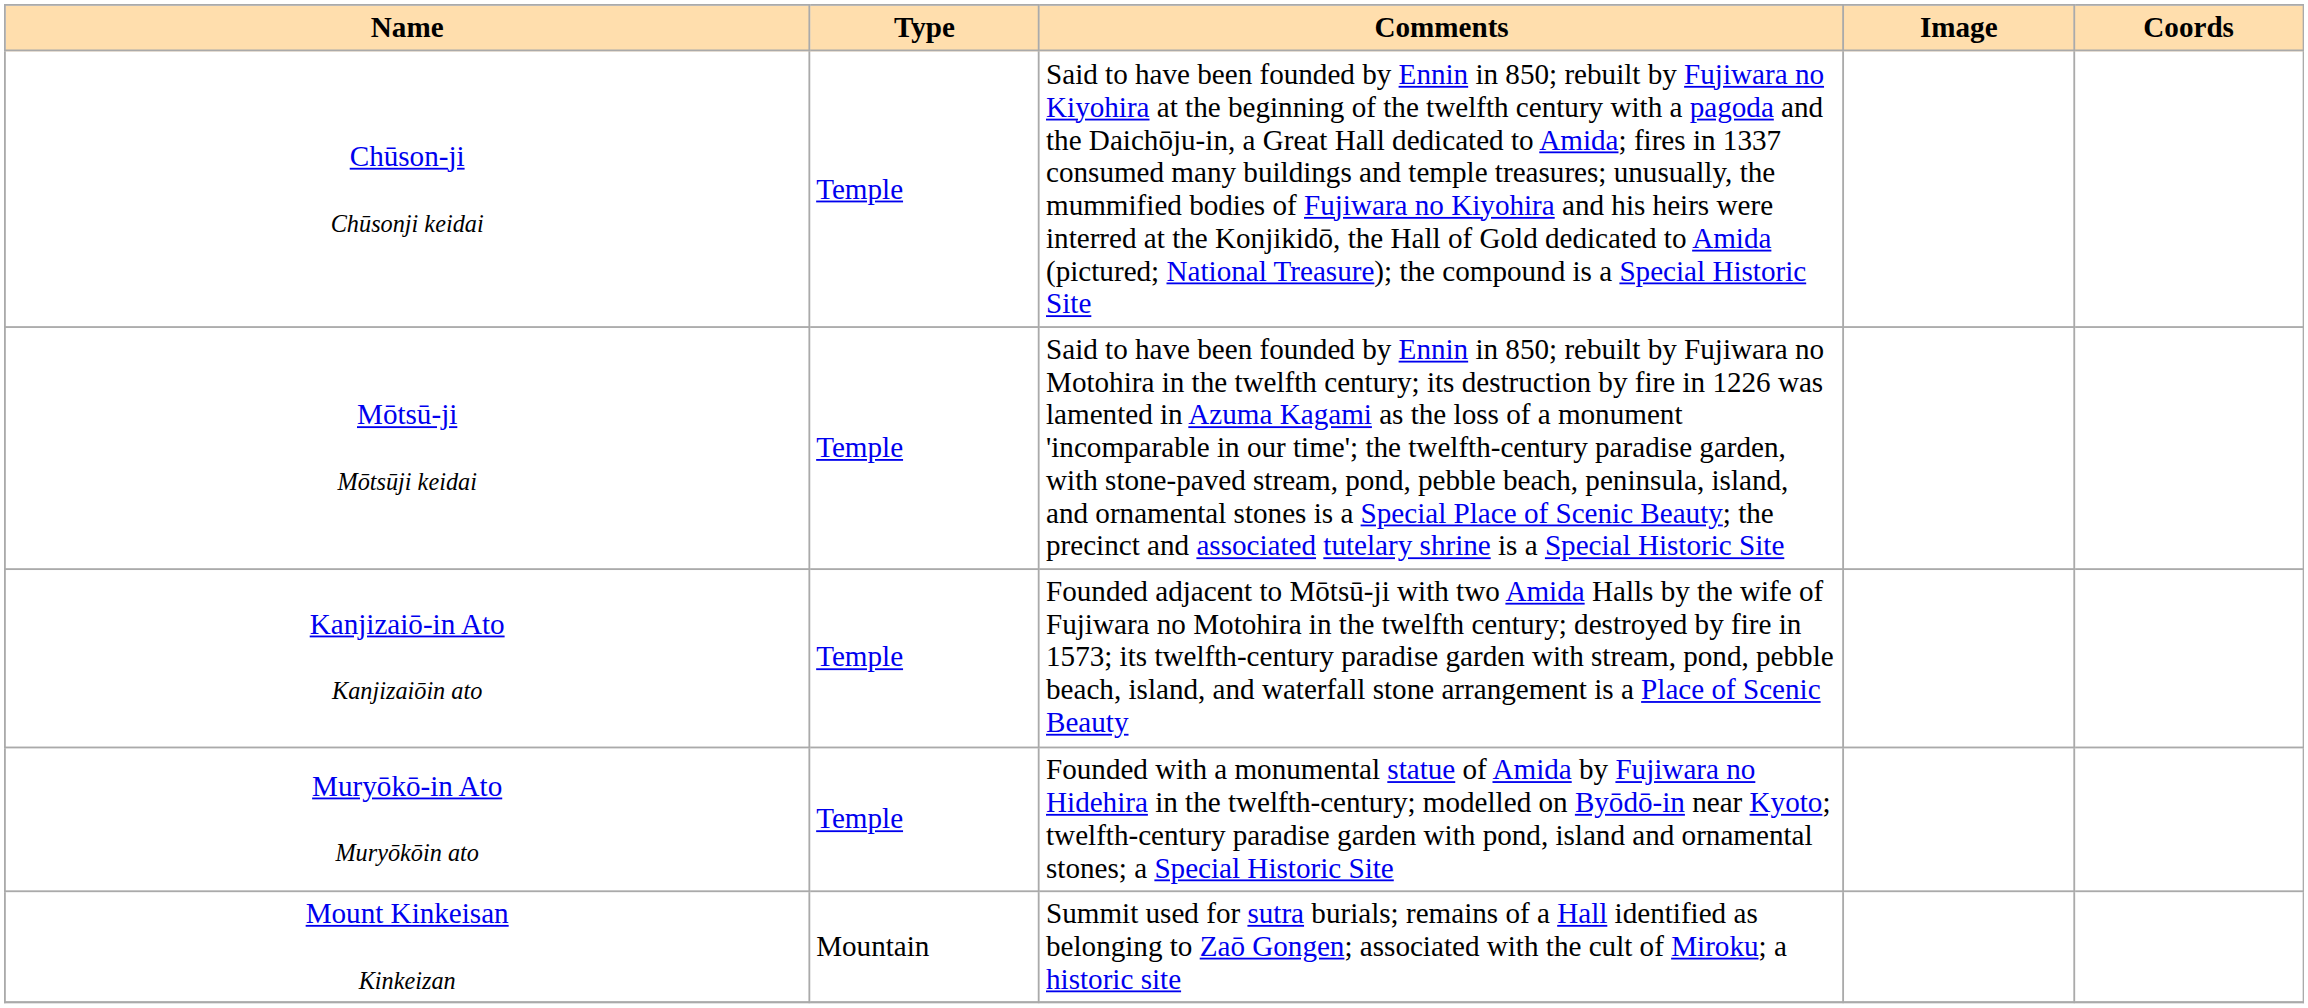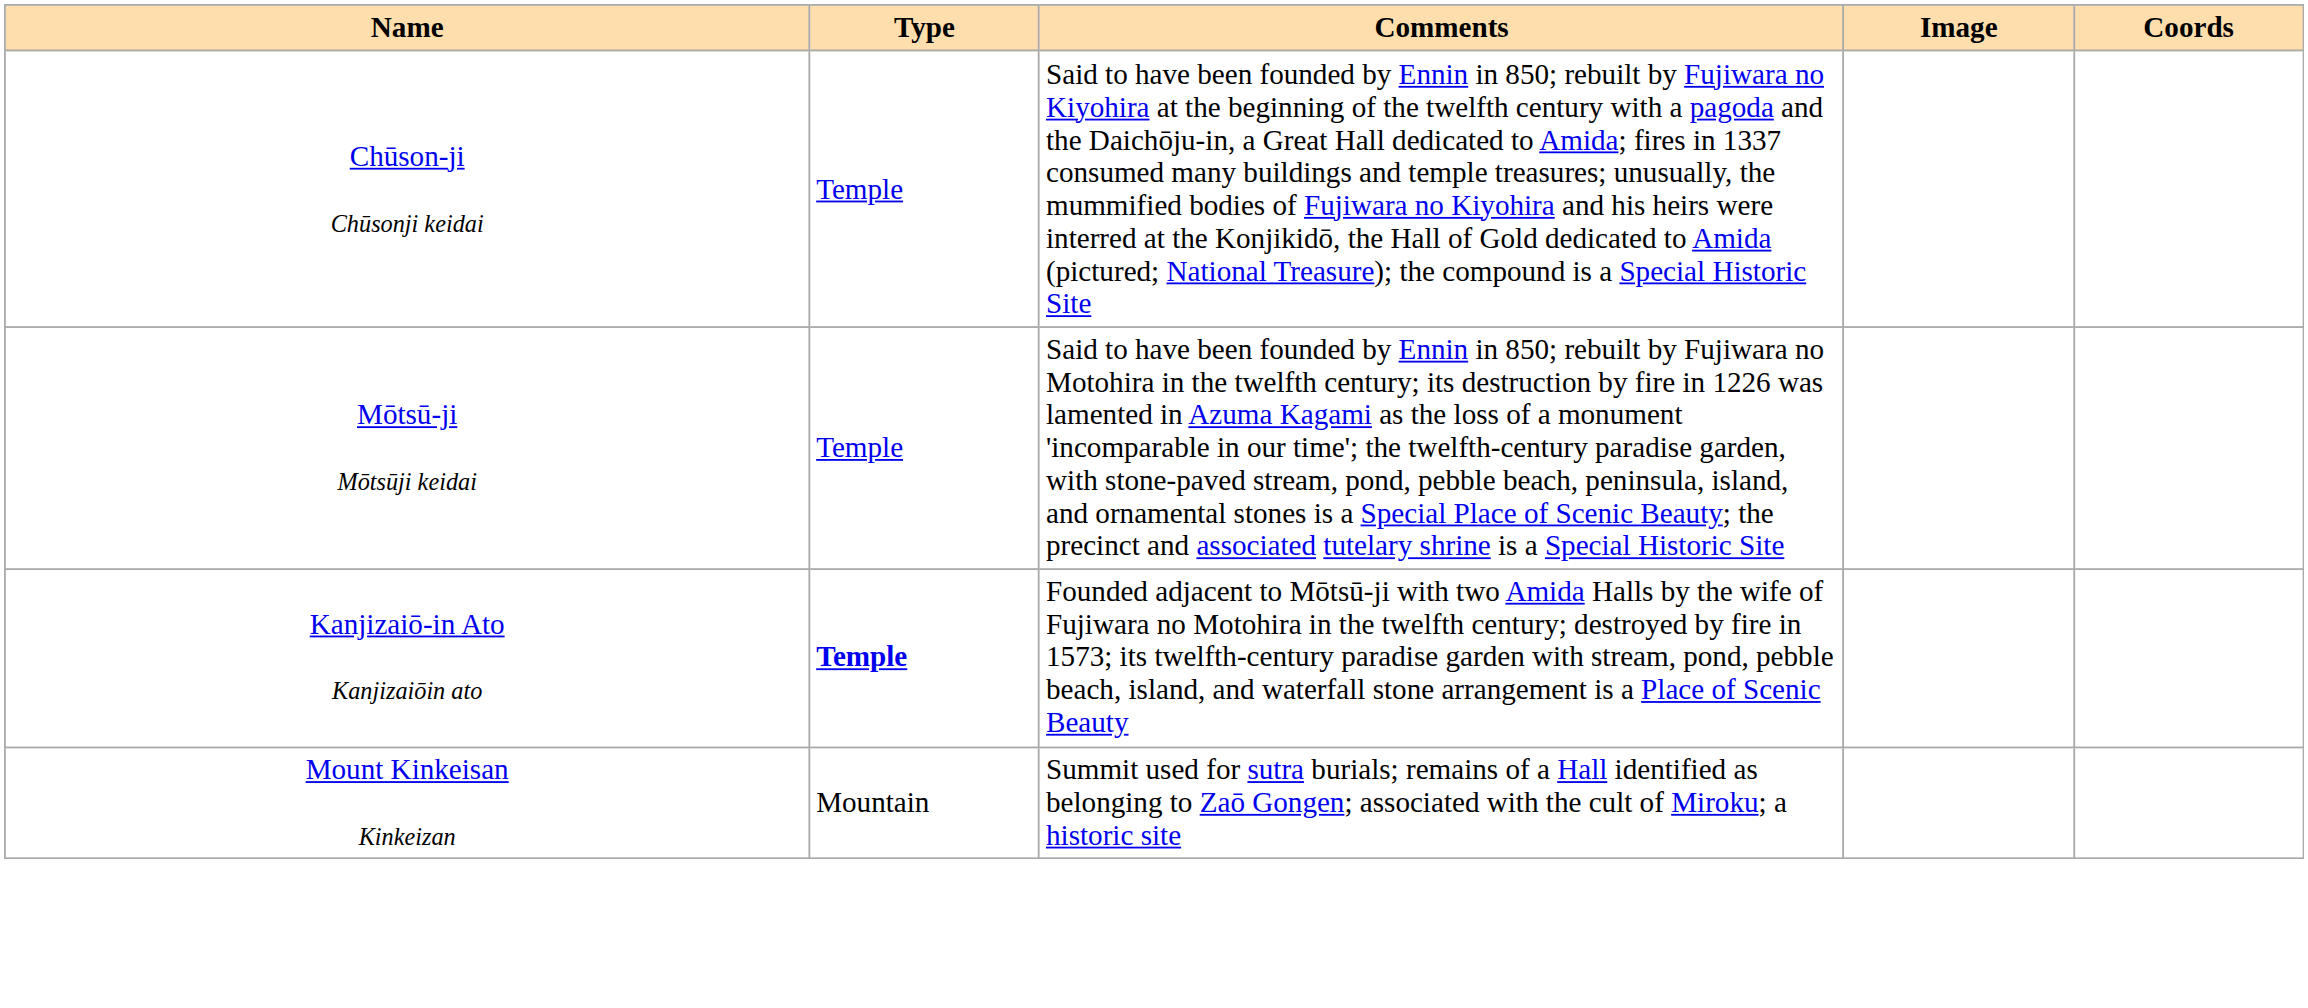(860, 657) normal -> (862, 657) bold
- row: (407, 818)
